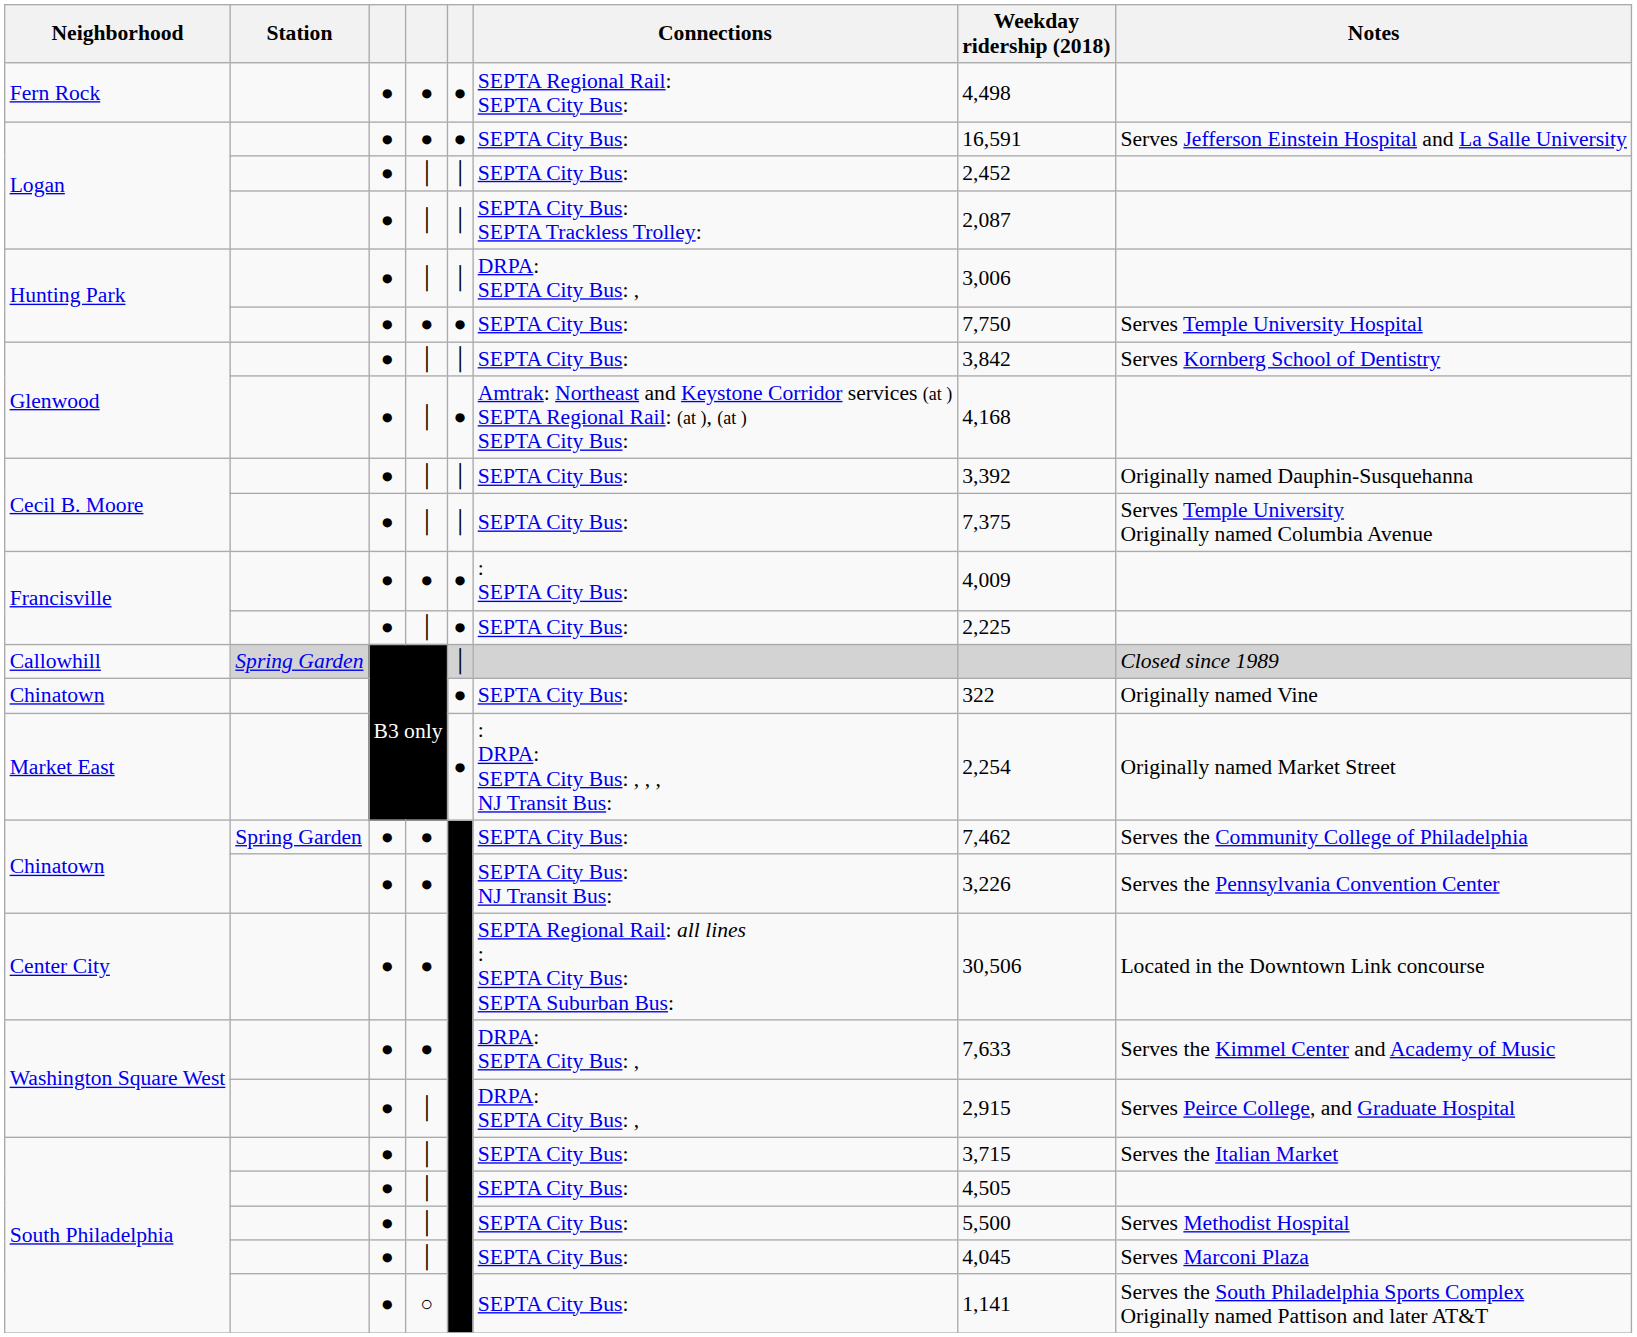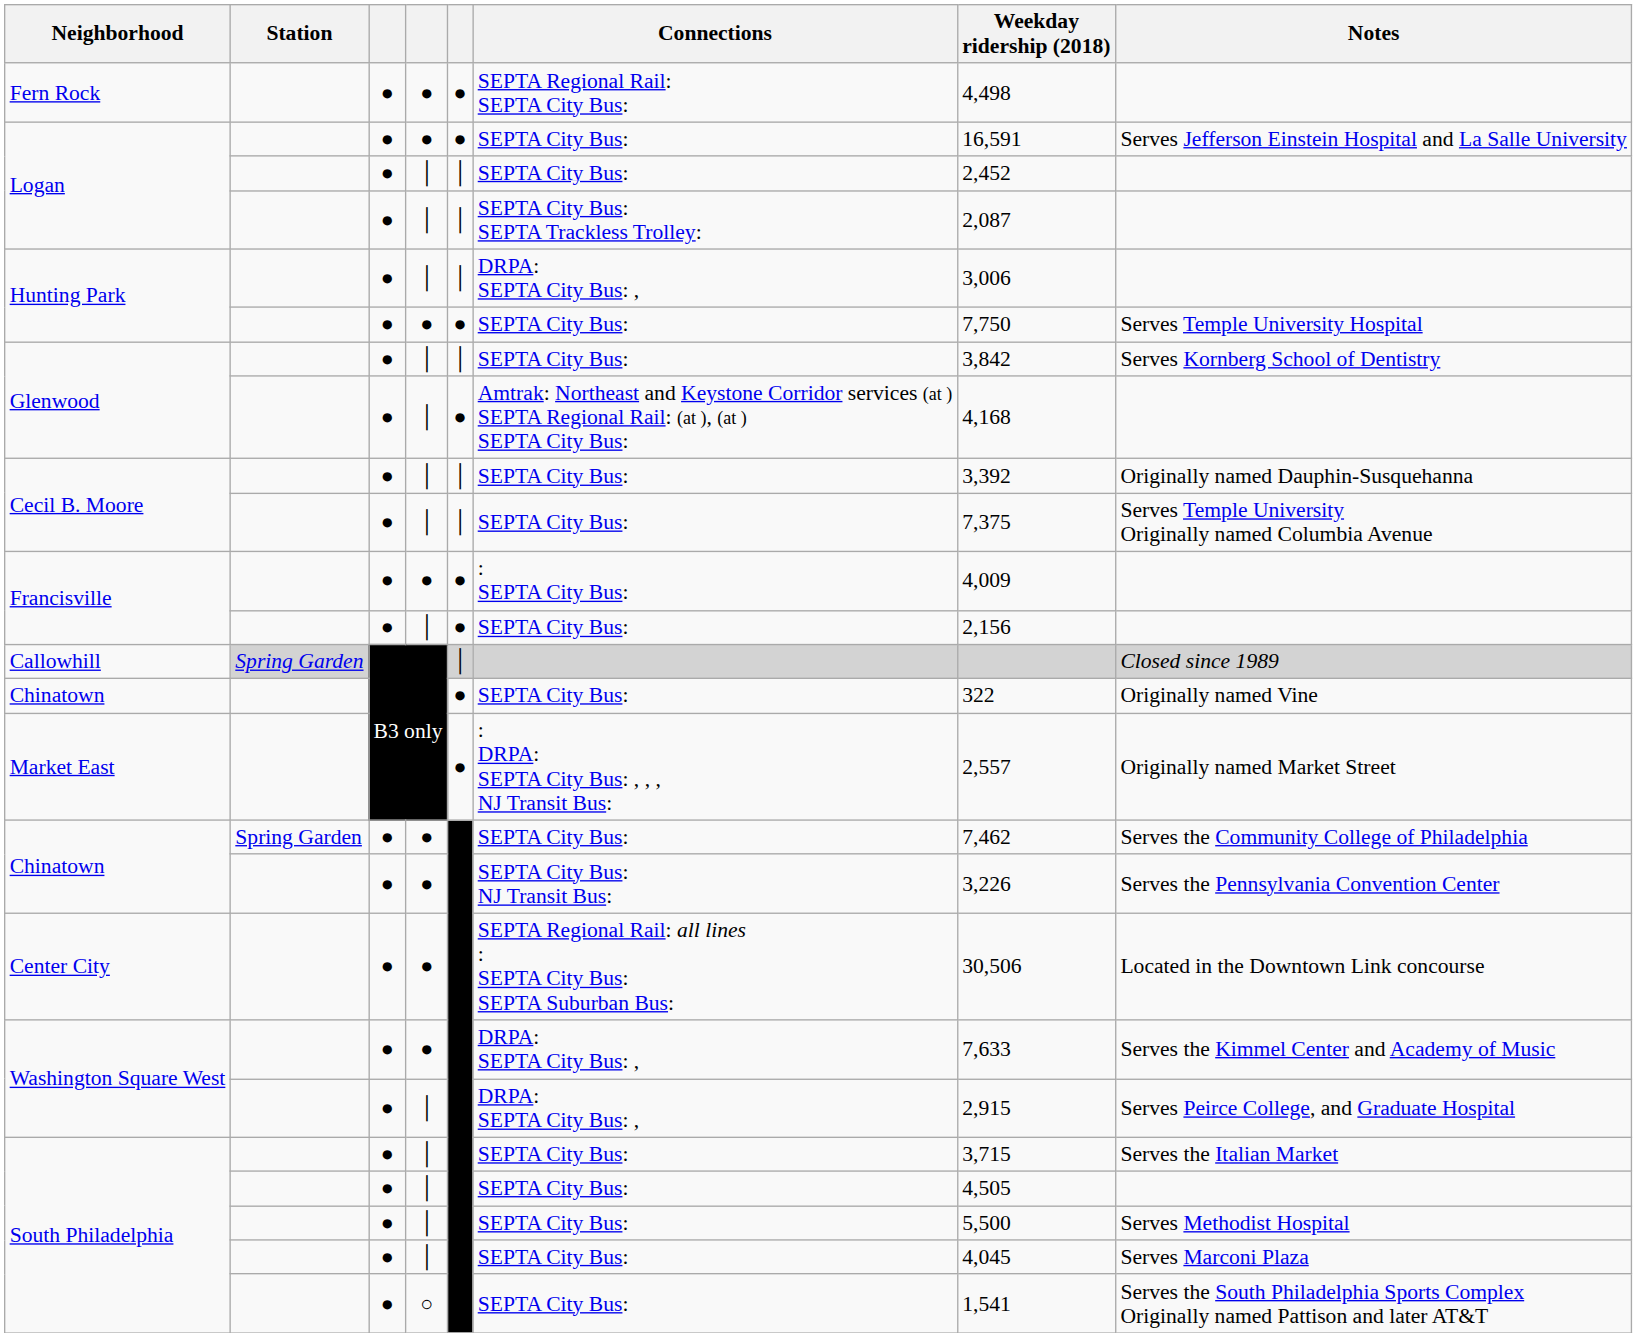(987, 627) 2,225 -> (987, 627) 2,156
(987, 766) 2,254 -> (987, 766) 2,557
(987, 1303) 1,141 -> (987, 1303) 1,541
